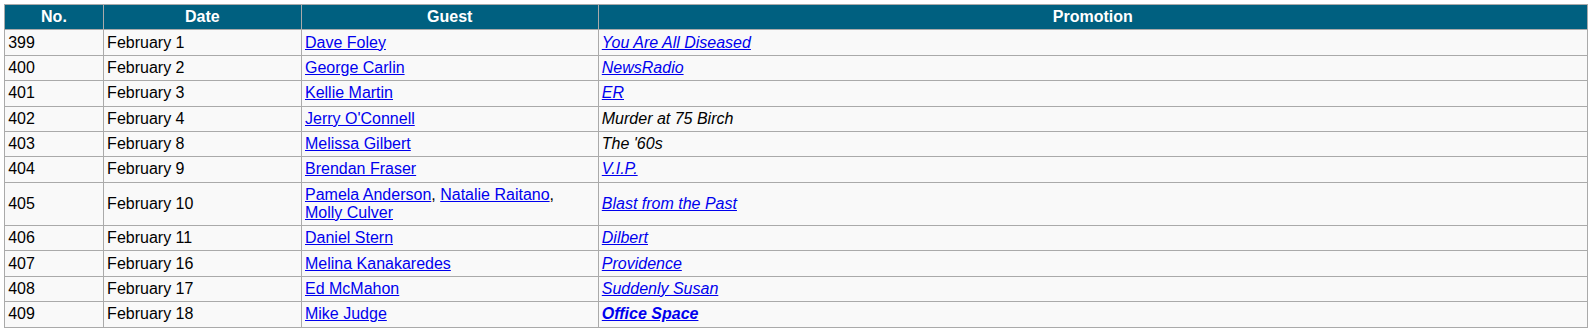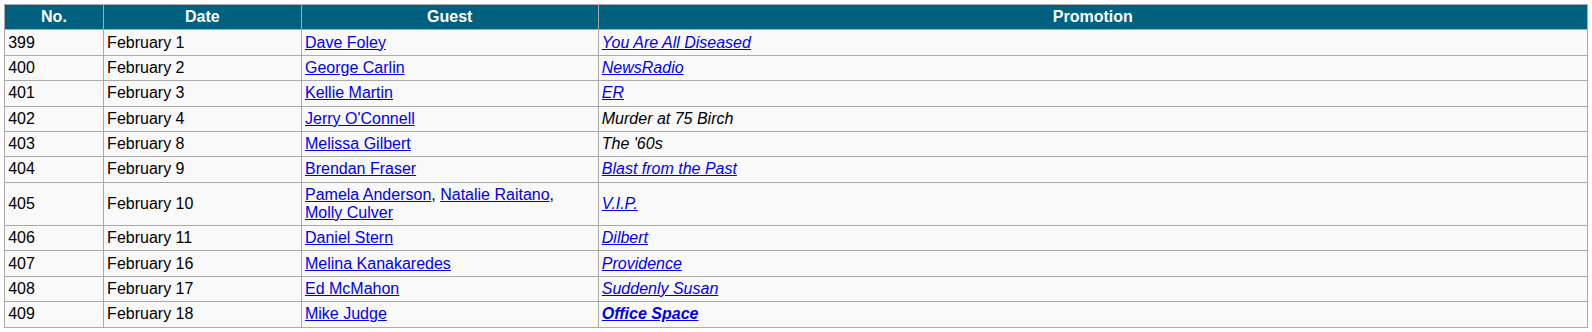(620, 169) V.I.P. -> (669, 169) Blast from the Past
(669, 203) Blast from the Past -> (620, 203) V.I.P.
